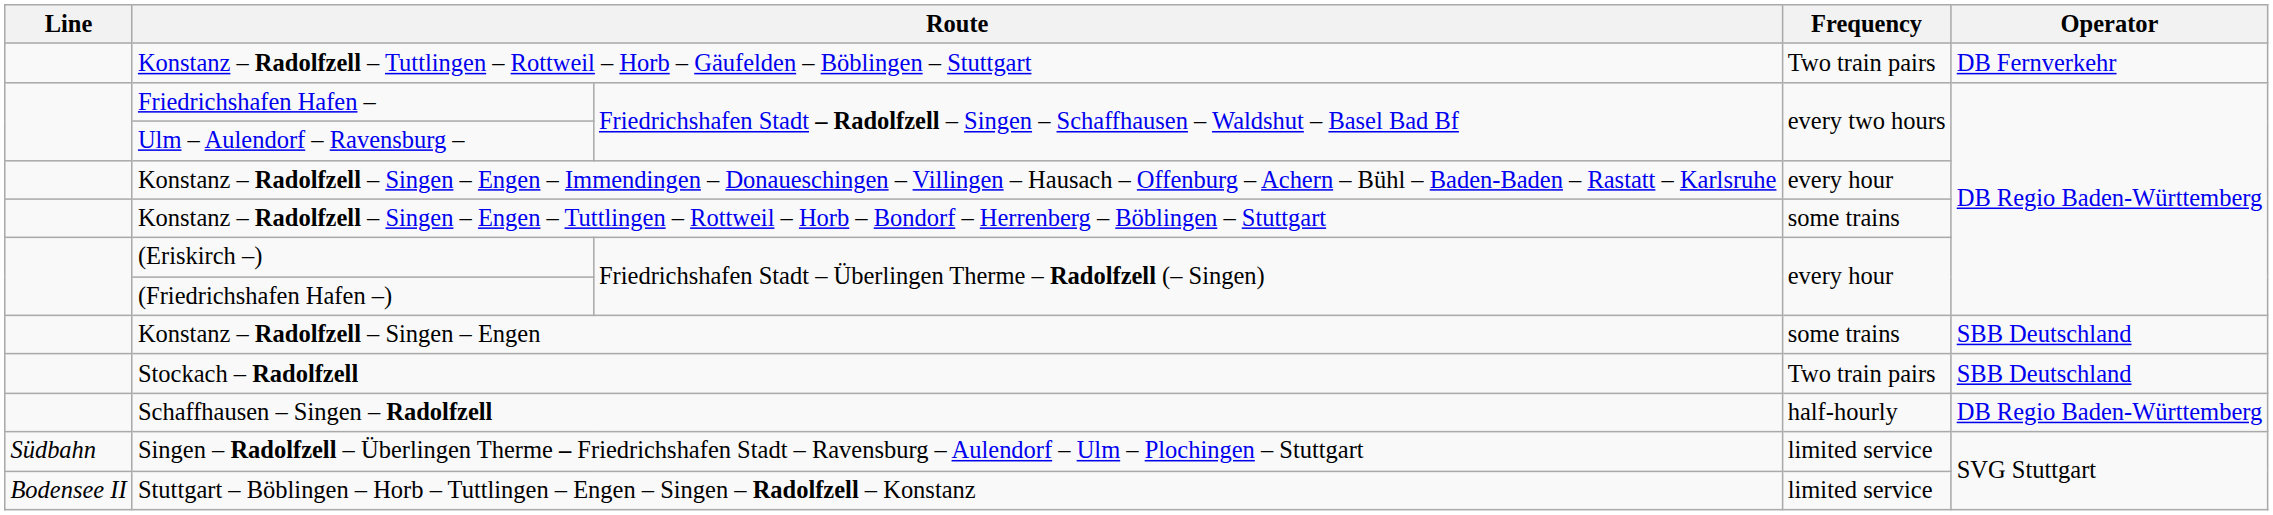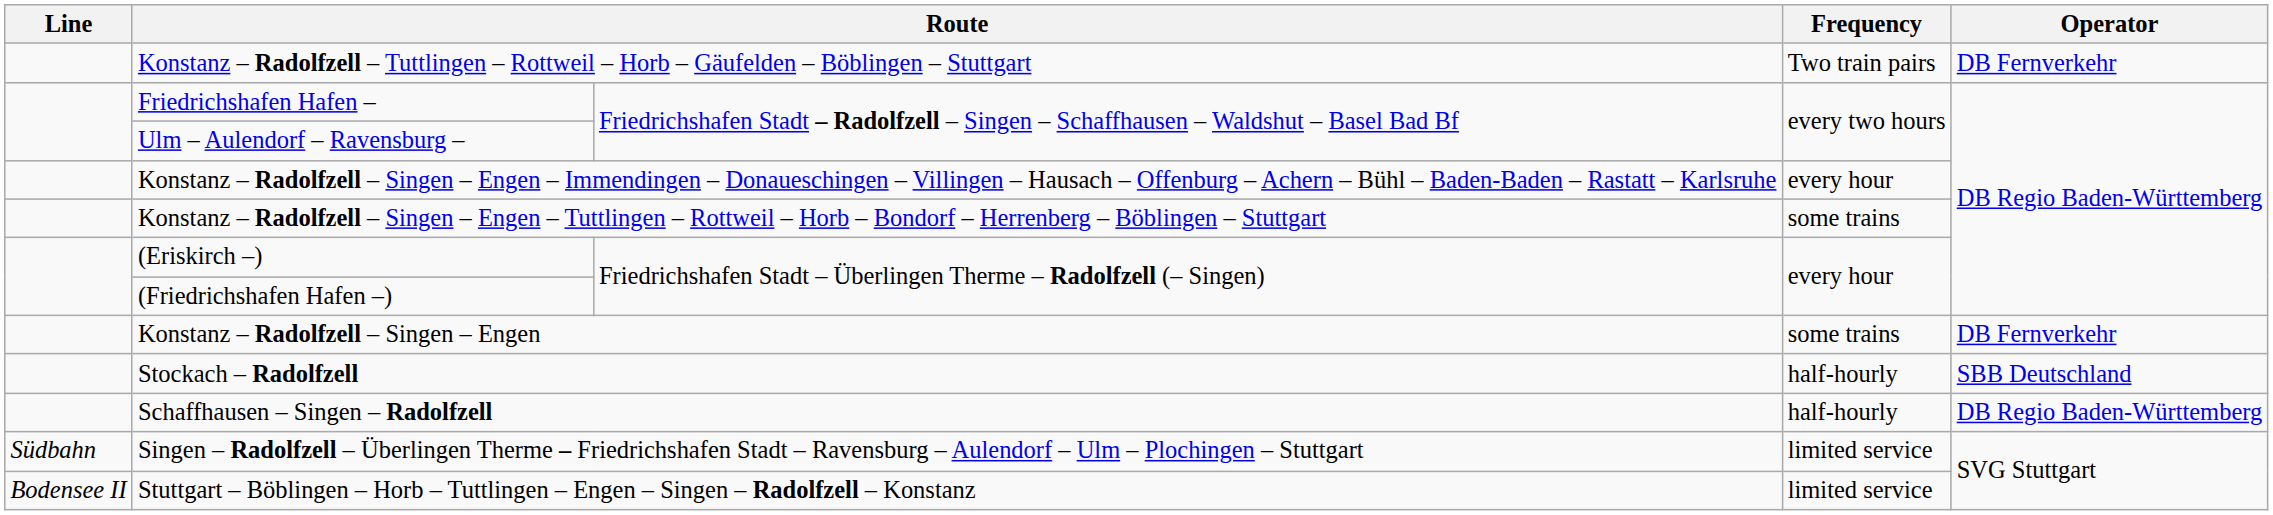(2044, 334) SBB Deutschland -> (2037, 334) DB Fernverkehr
(1862, 373) Two train pairs -> (1843, 373) half-hourly
